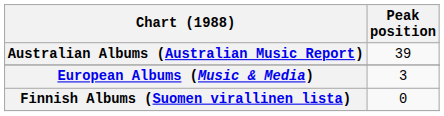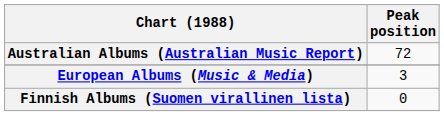(403, 54) 39 -> (403, 54) 72
